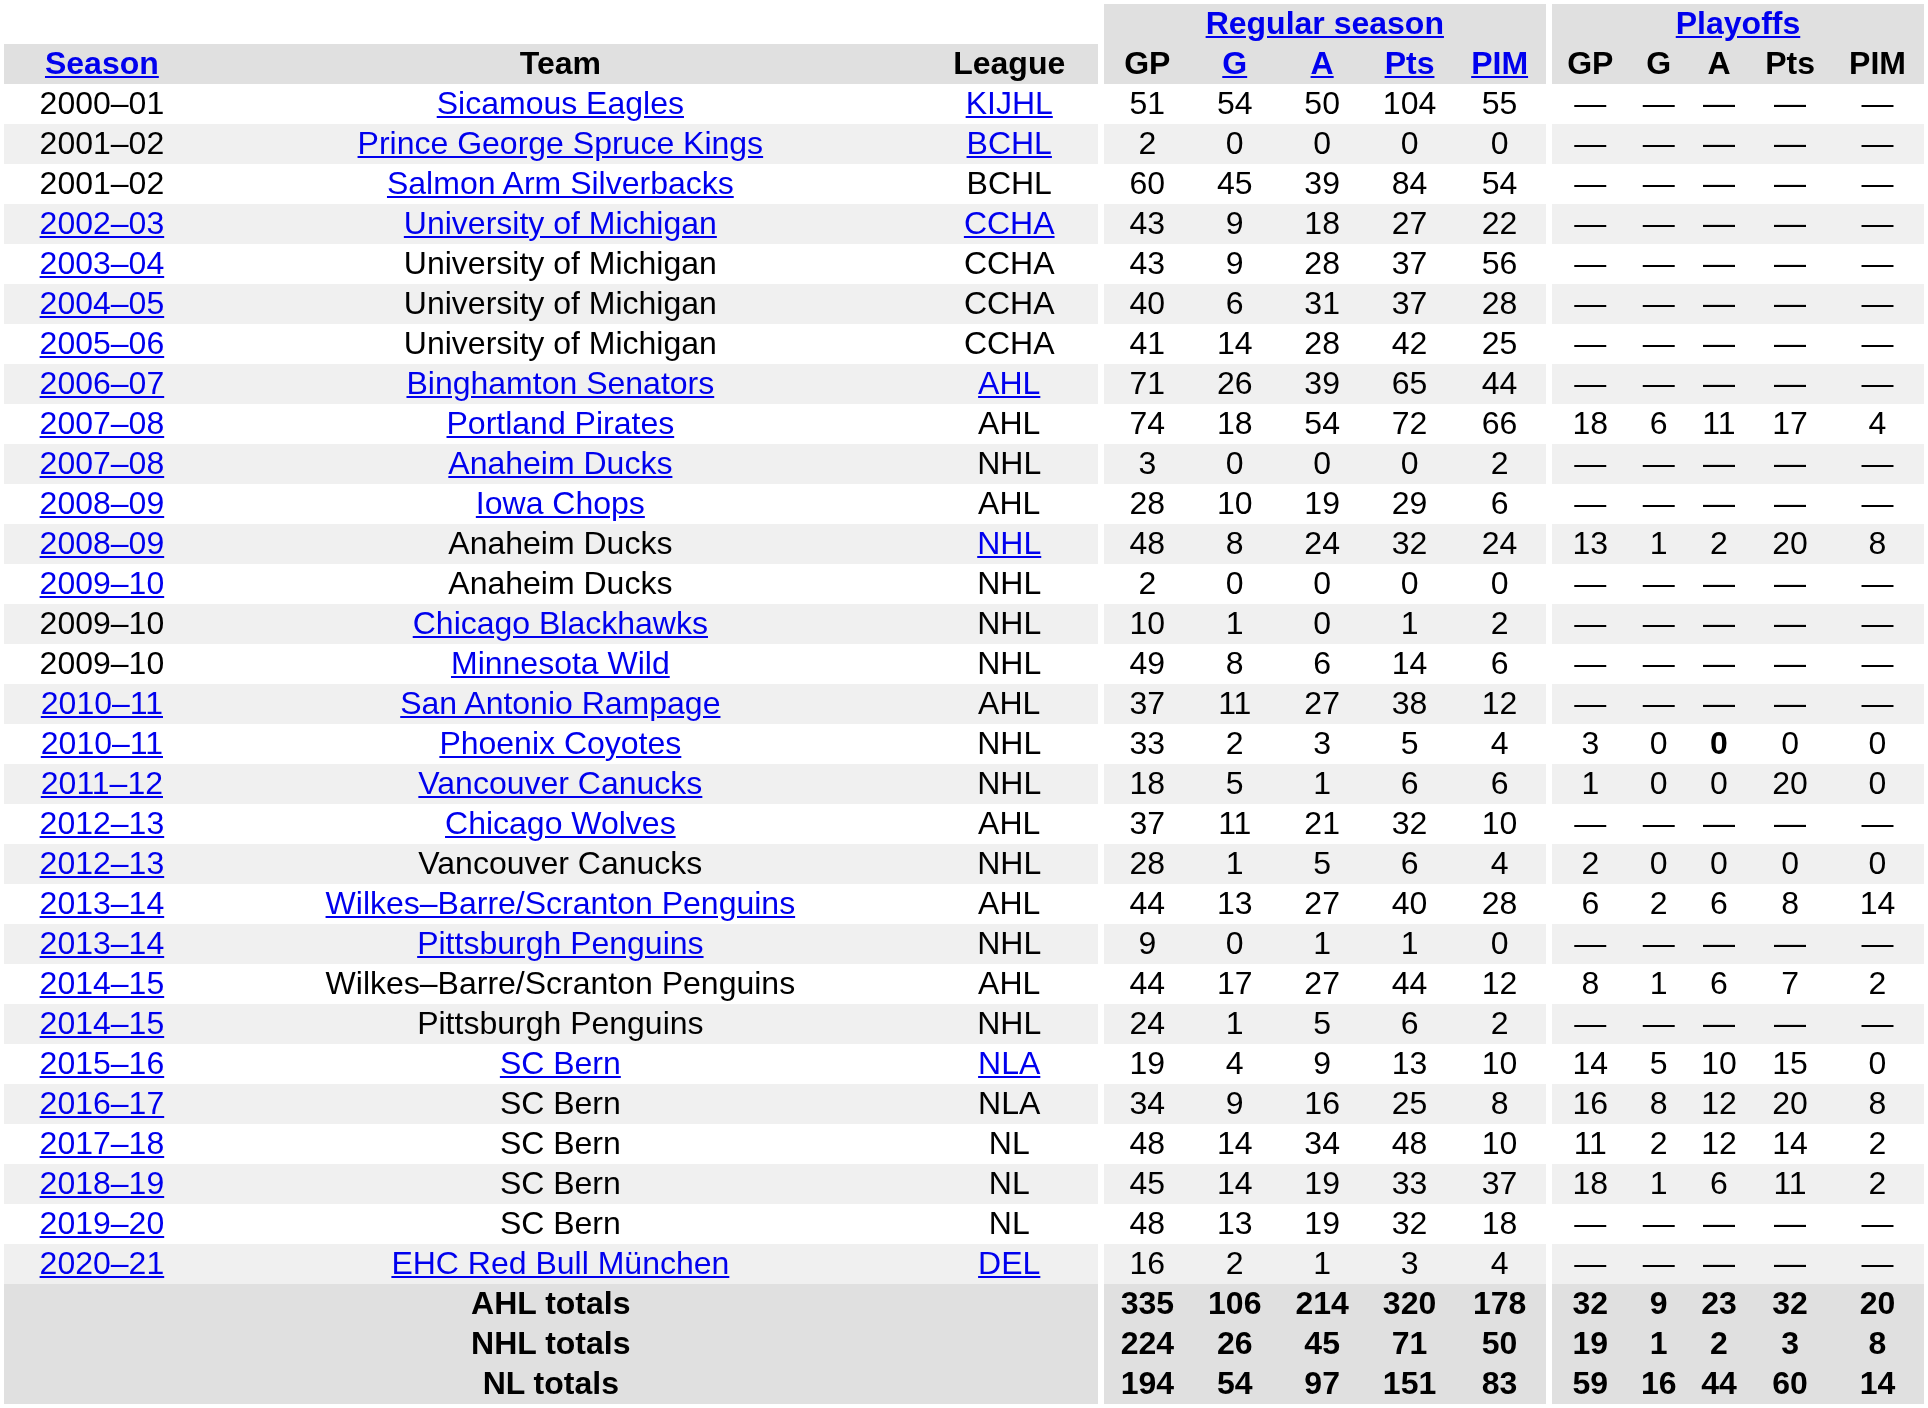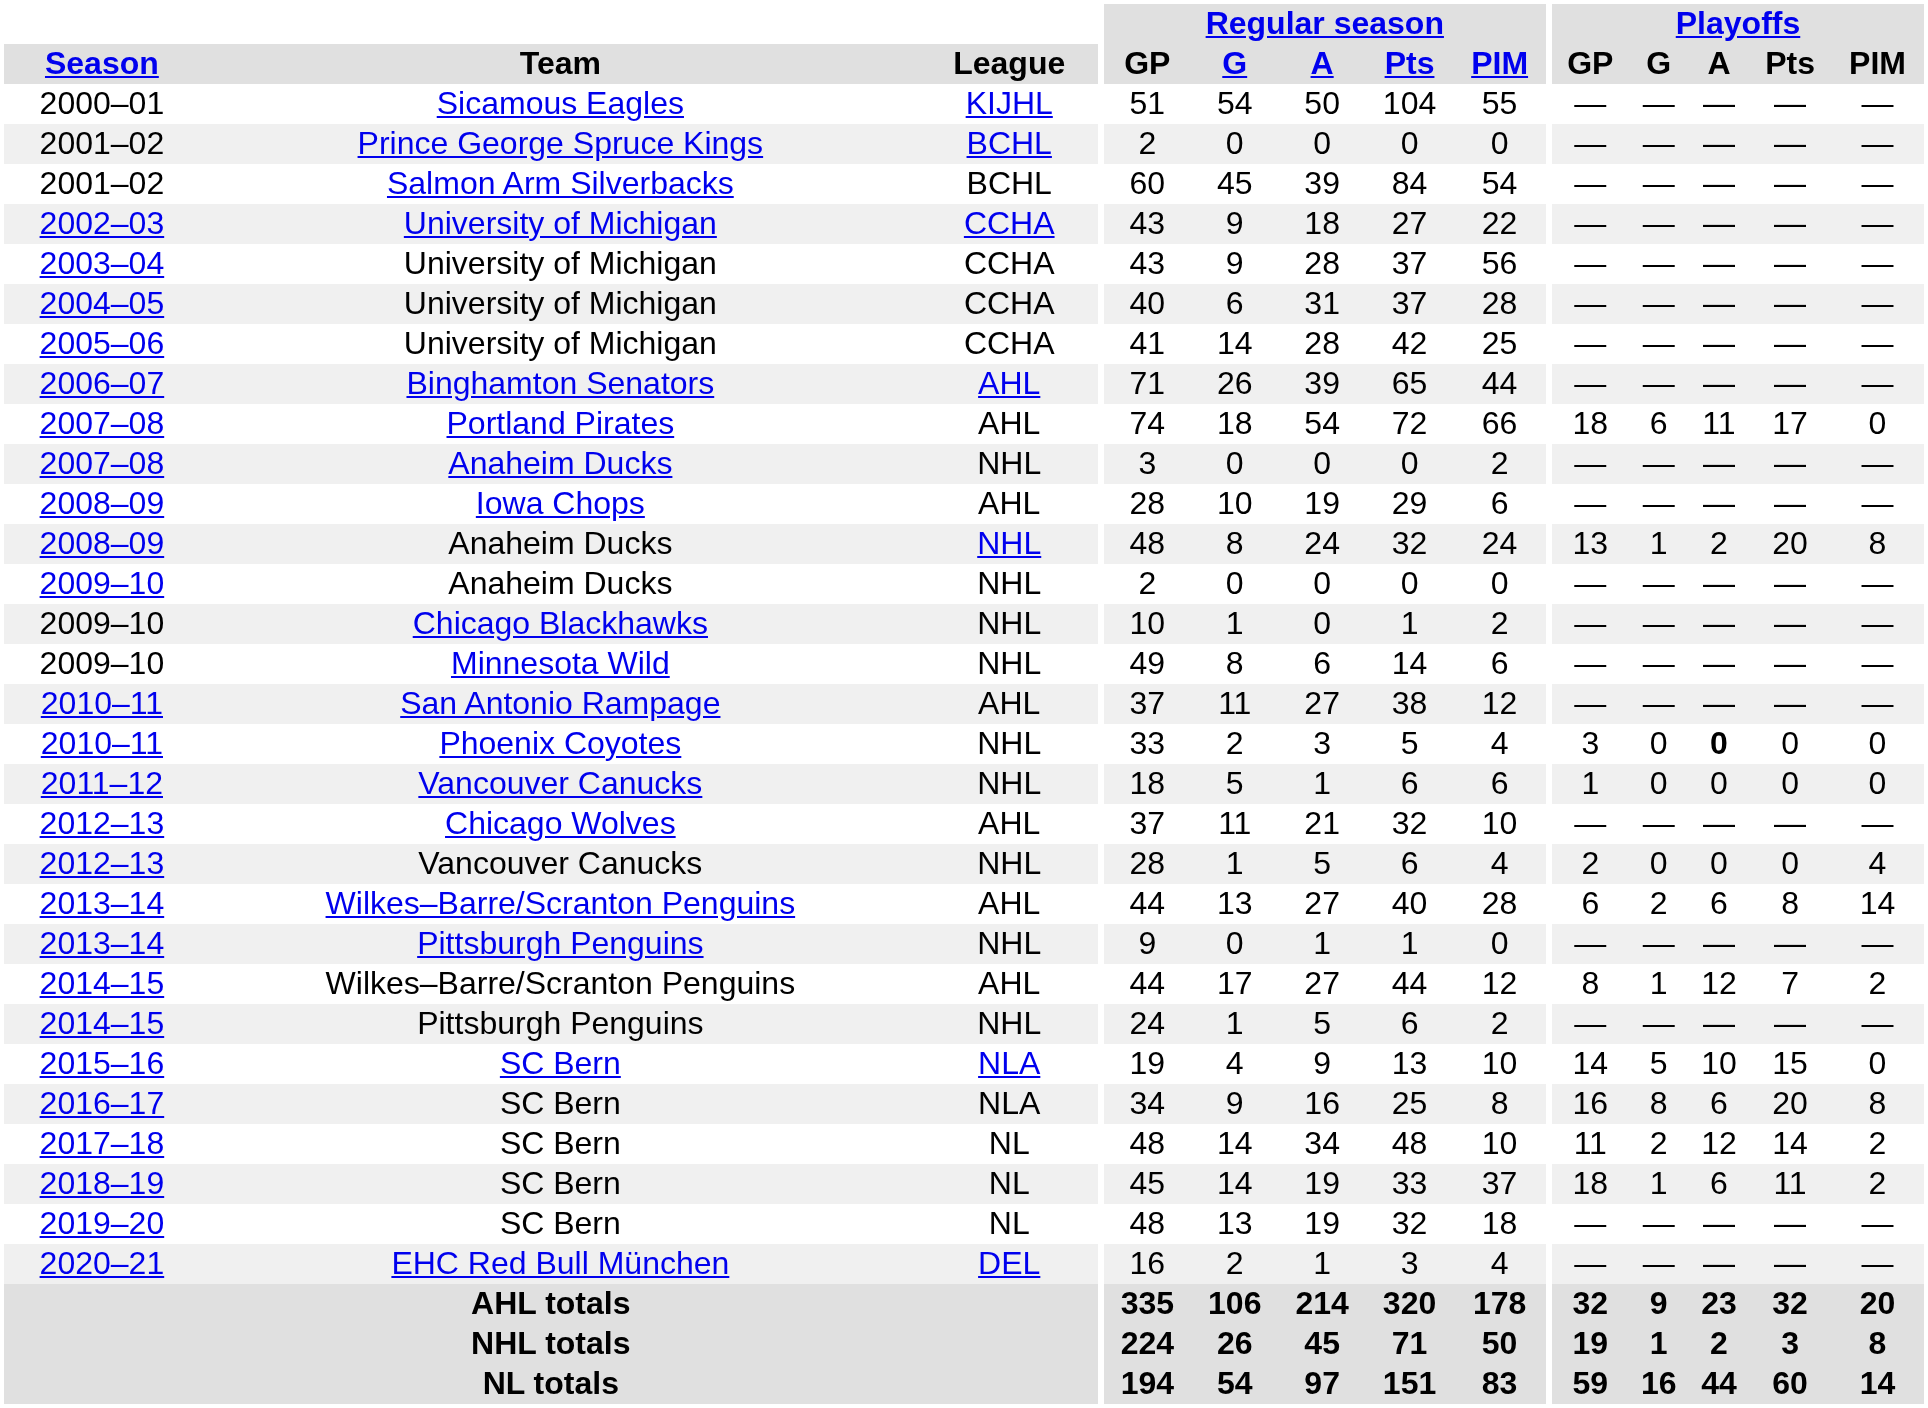(1878, 423) 4 -> (1878, 423) 0
(1790, 783) 20 -> (1790, 783) 0
(1878, 863) 0 -> (1878, 863) 4
(1719, 983) 6 -> (1719, 983) 12
(1719, 1103) 12 -> (1719, 1103) 6
